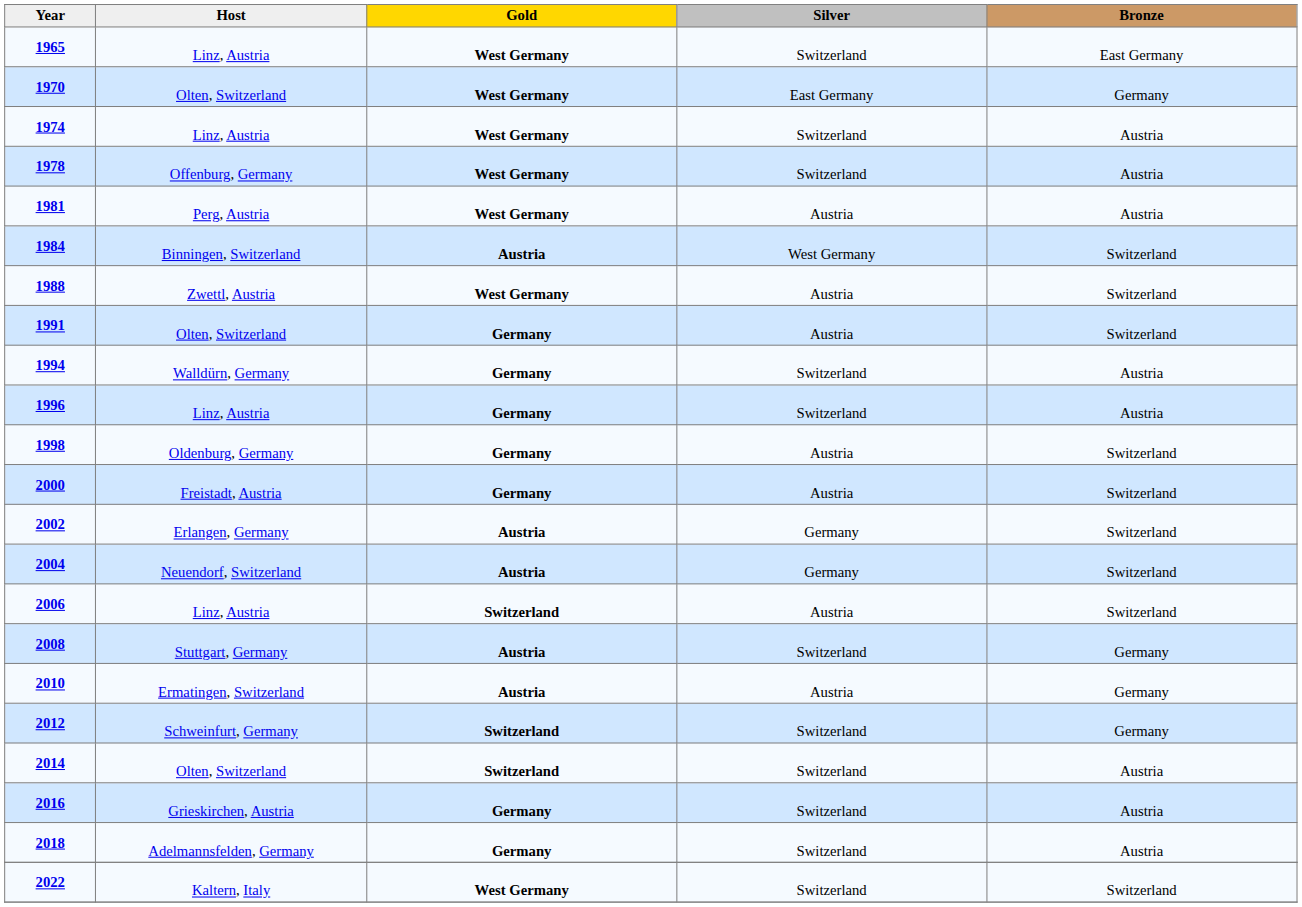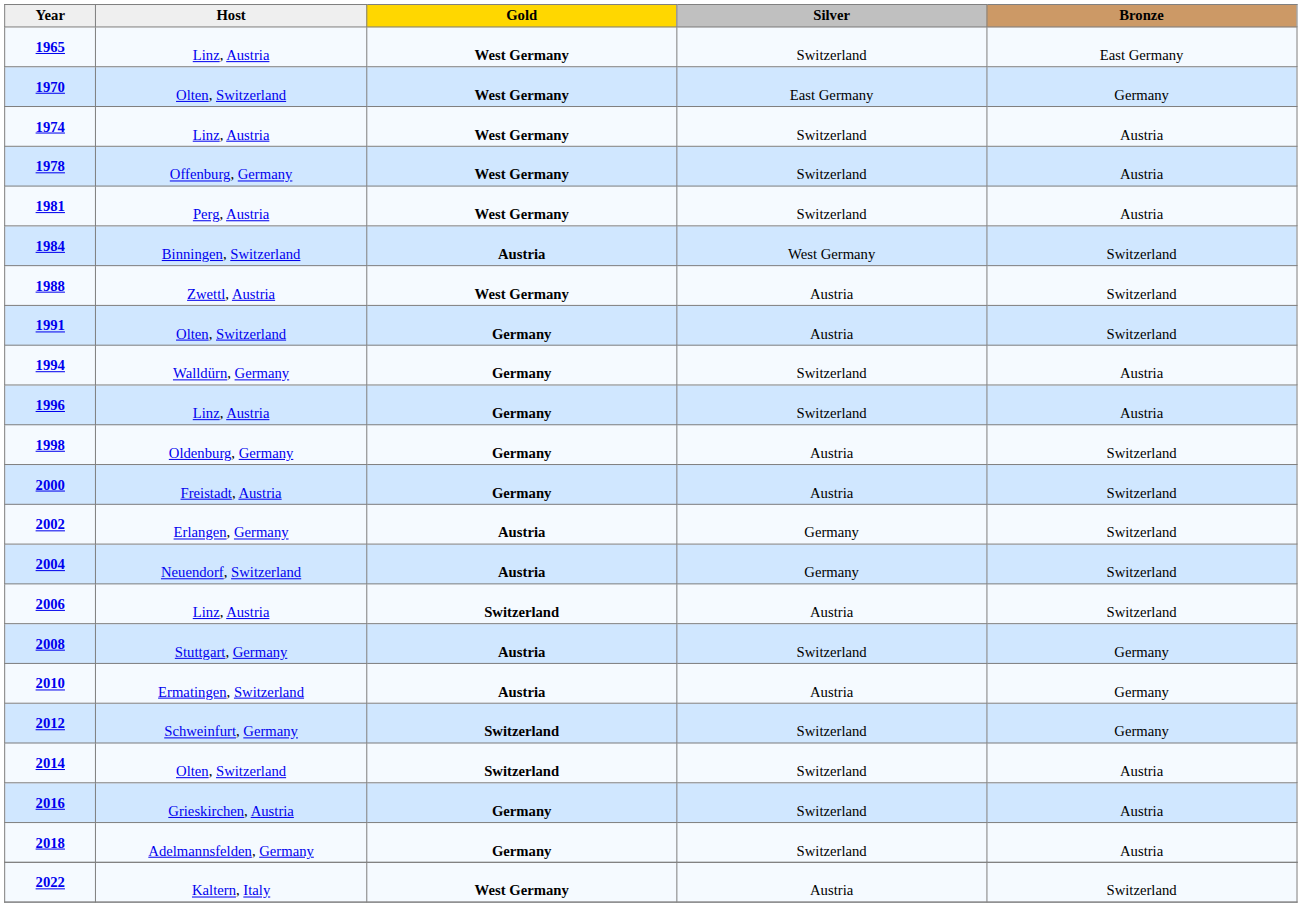(832, 214) Austria -> (832, 214) Switzerland
(832, 890) Switzerland -> (832, 890) Austria
